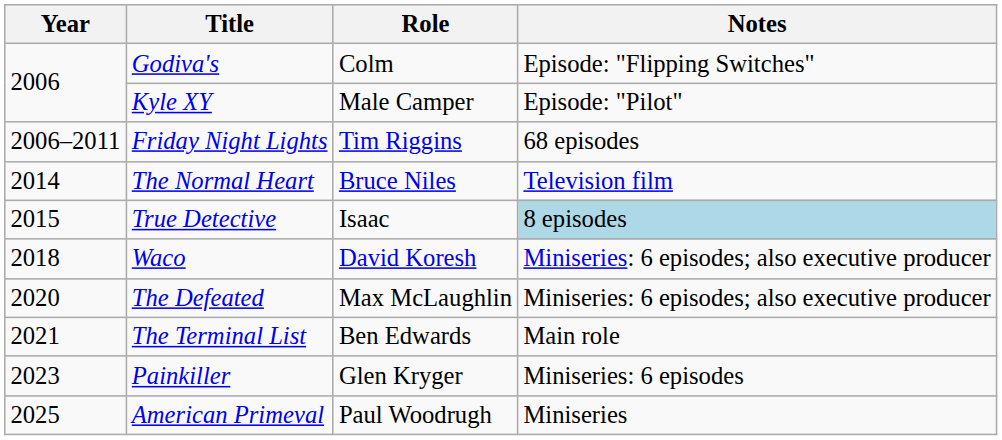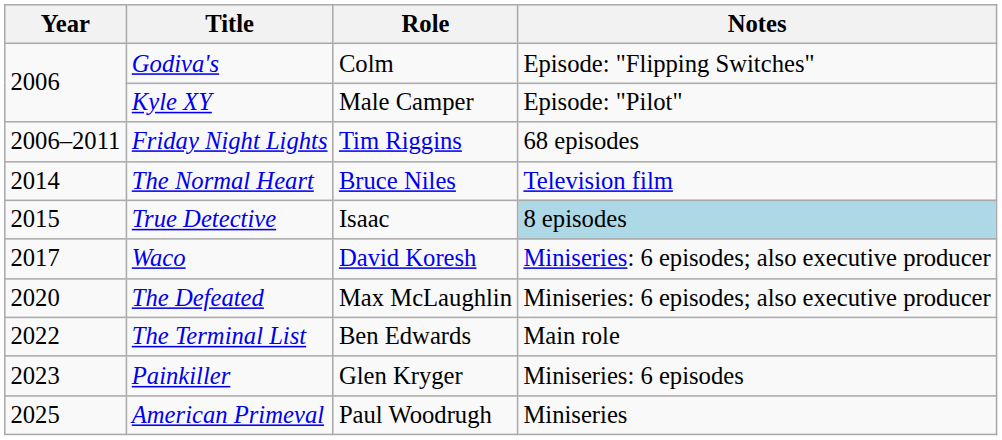(35, 258) 2018 -> (35, 258) 2017
(35, 336) 2021 -> (35, 336) 2022
